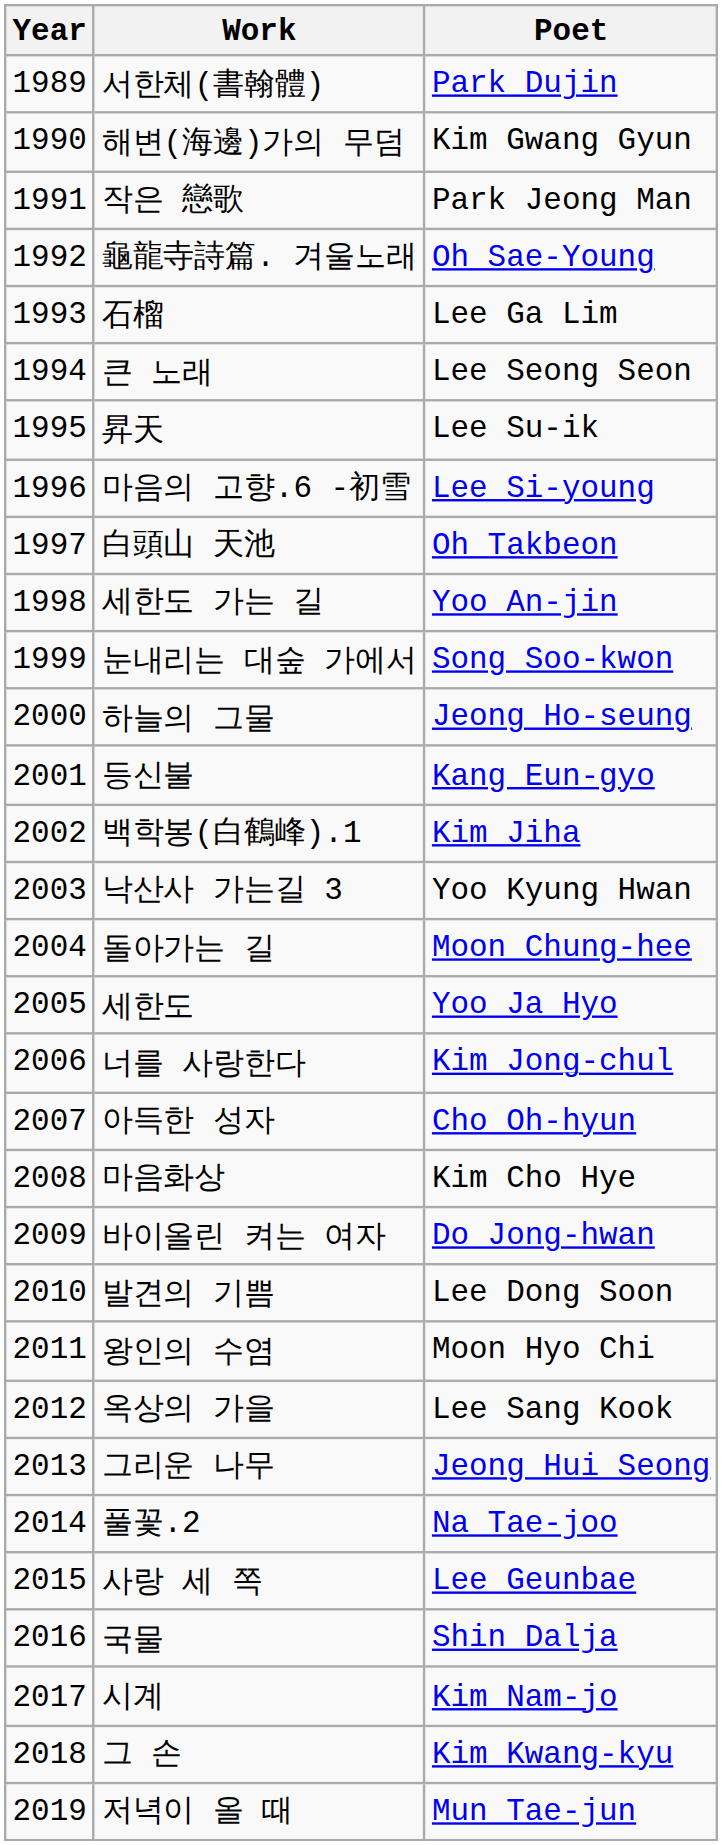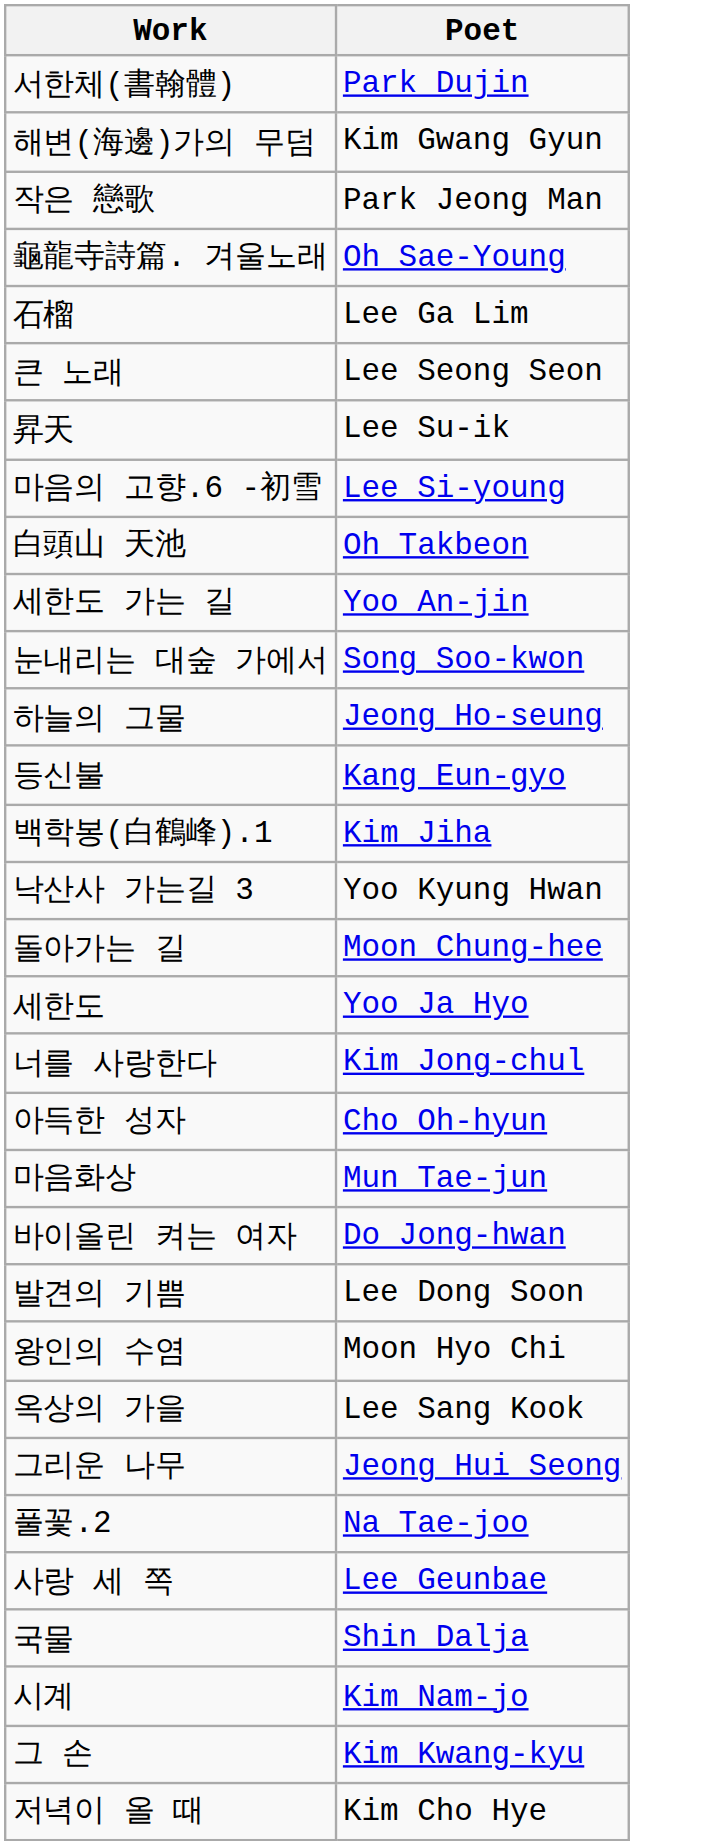- column: (50, 30)
(534, 1178) Kim Cho Hye -> (445, 1178) Mun Tae-jun
(534, 1811) Mun Tae-jun -> (445, 1811) Kim Cho Hye
